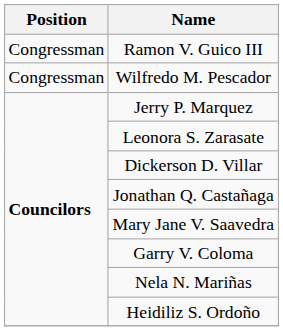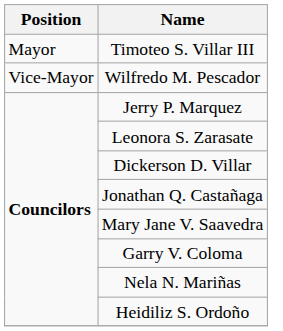- row: (193, 48)
+ row: (182, 48)
(57, 78) Congressman -> (51, 78) Vice-Mayor
